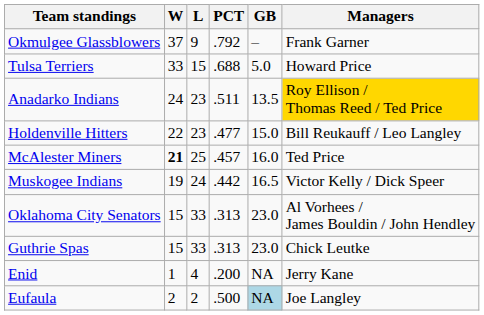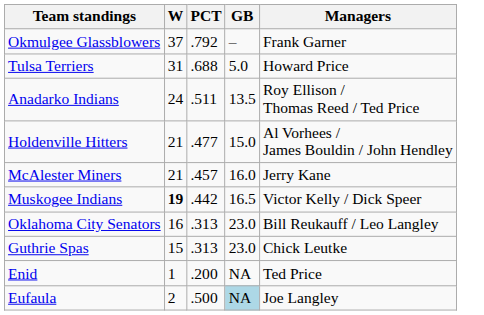- column: (198, 16)
(176, 66) 33 -> (176, 66) 31
(364, 99) gold background -> (341, 99) no background
(176, 132) 22 -> (176, 141) 21
(373, 132) Bill Reukauff / Leo Langley -> (358, 141) Al Vorhees / James Bouldin / John Hendley
(176, 157) bold -> (176, 174) normal
(315, 157) Ted Price -> (297, 174) Jerry Kane
(176, 181) normal -> (176, 199) bold
(176, 215) 15 -> (176, 224) 16
(381, 215) Al Vorhees / James Bouldin / John Hendley -> (351, 224) Bill Reukauff / Leo Langley
(319, 273) Jerry Kane -> (292, 273) Ted Price
